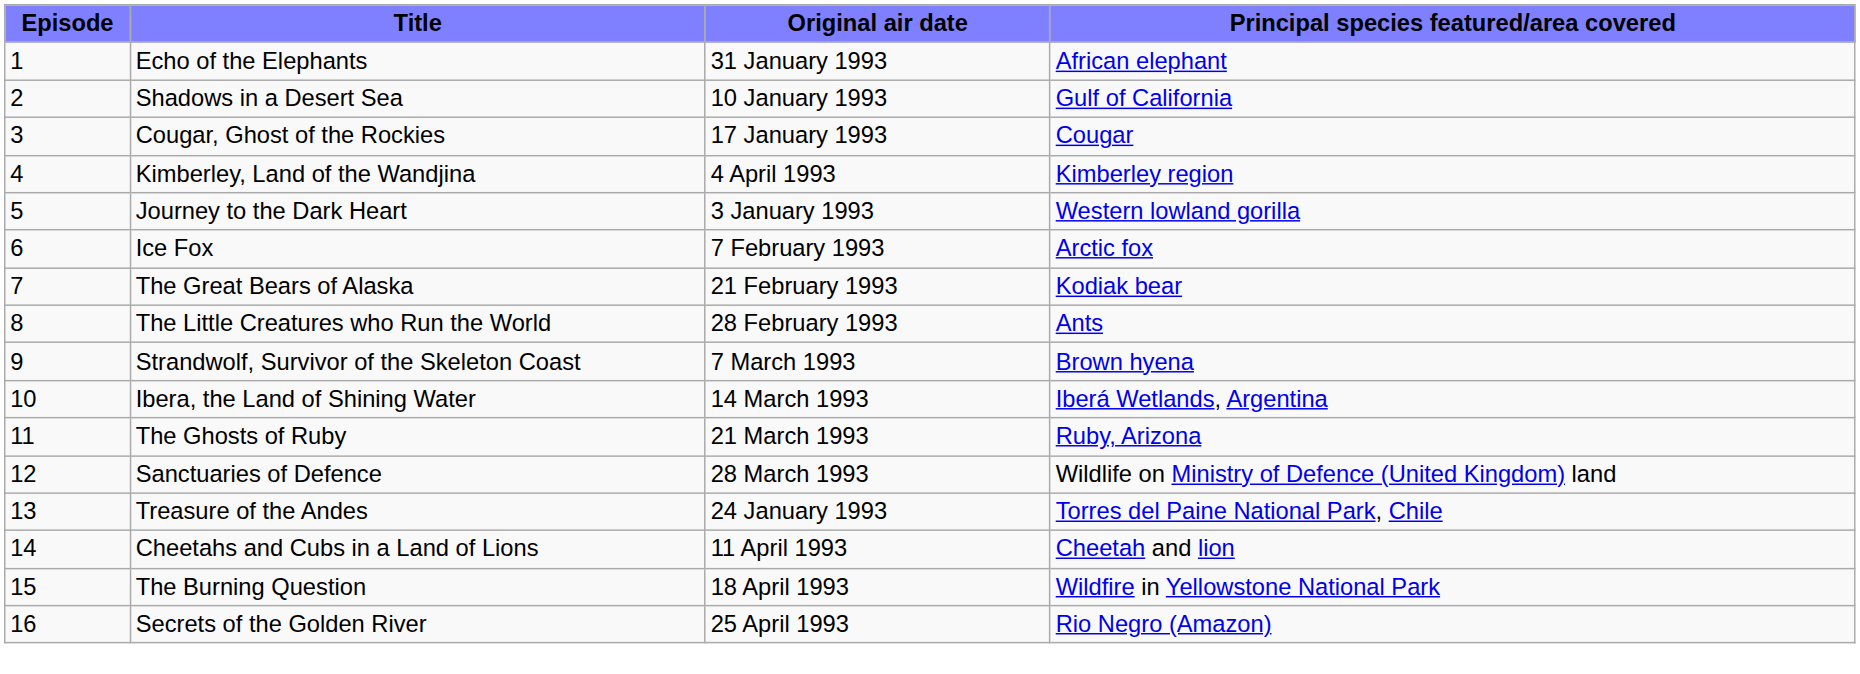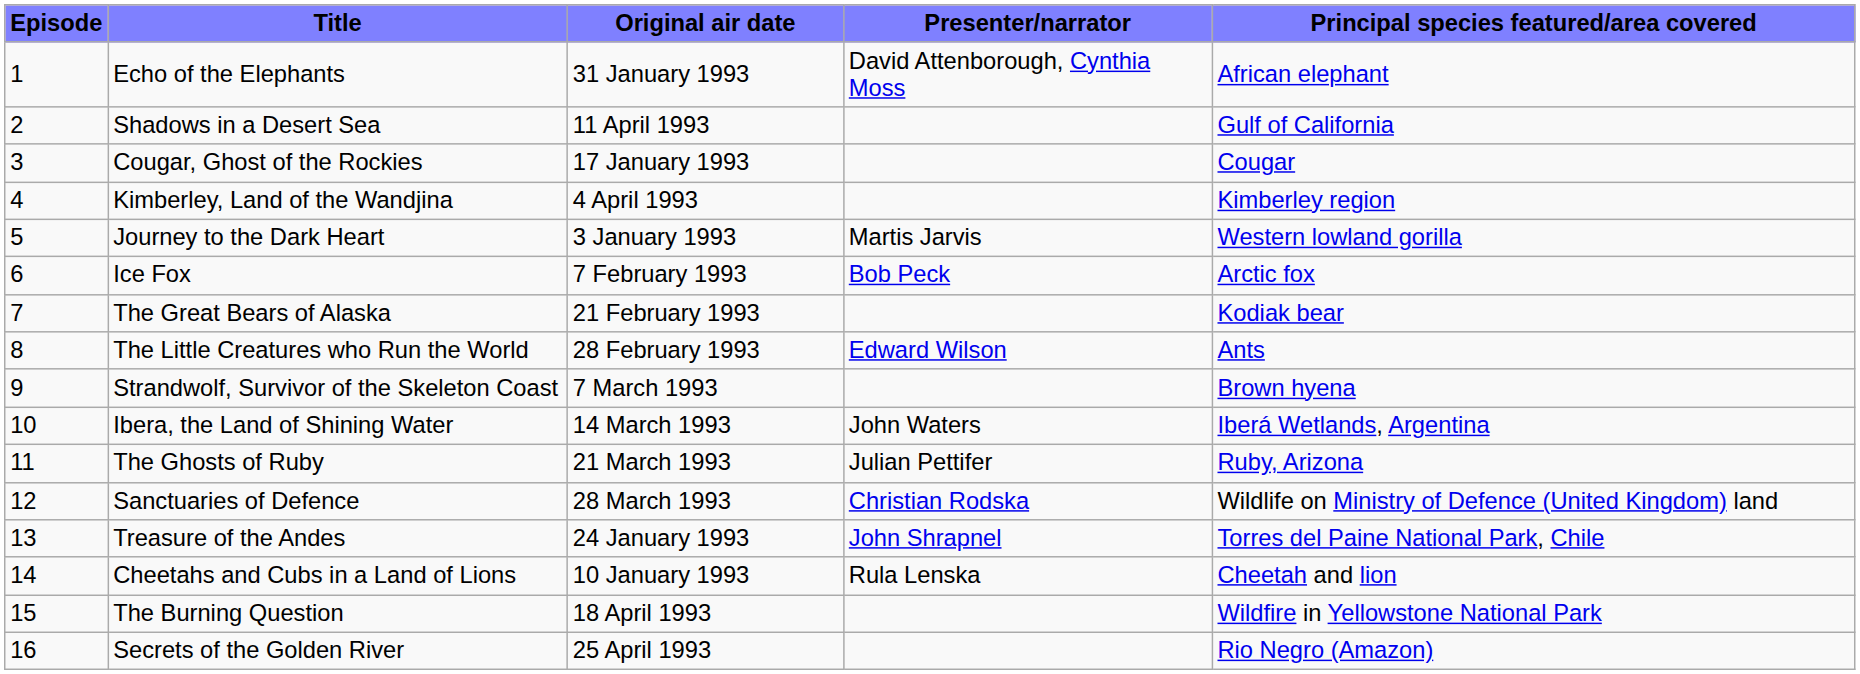+ column: (1028, 23)
(799, 98) 10 January 1993 -> (641, 125) 11 April 1993
(779, 549) 11 April 1993 -> (661, 575) 10 January 1993
